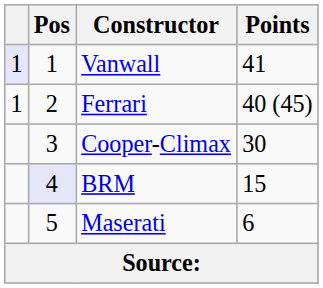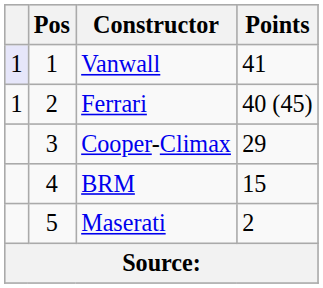(254, 144) 30 -> (254, 144) 29
(52, 184) lavender background -> (52, 184) no background
(248, 223) 6 -> (248, 223) 2
